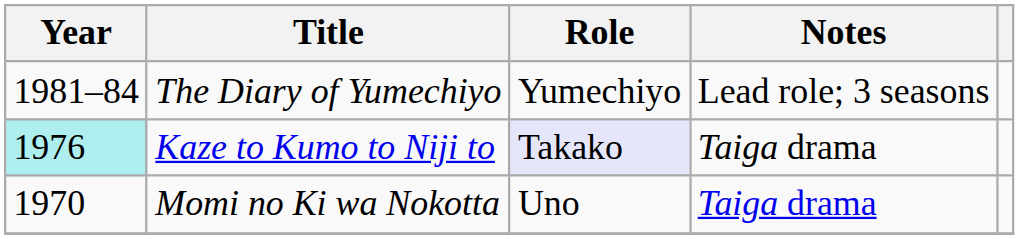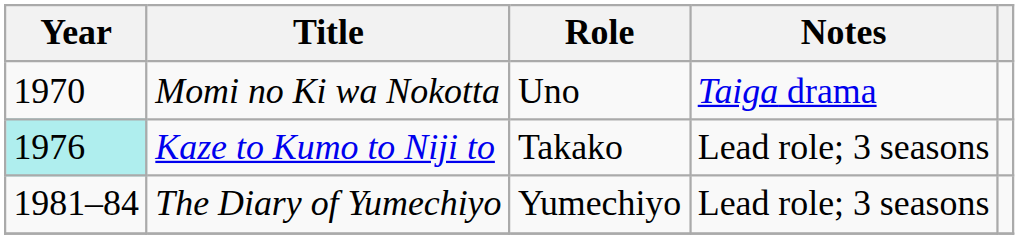rows swapped: (328, 203) <-> (328, 89)
(570, 146) lavender background -> (570, 146) no background
(787, 146) Taiga drama -> (844, 146) Lead role; 3 seasons
